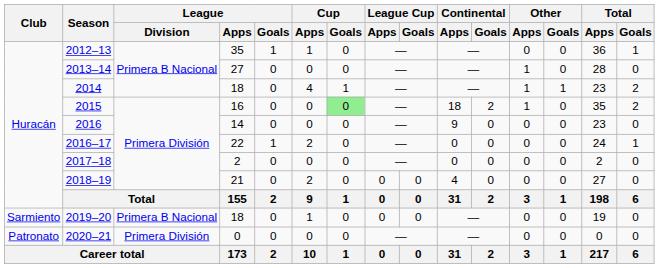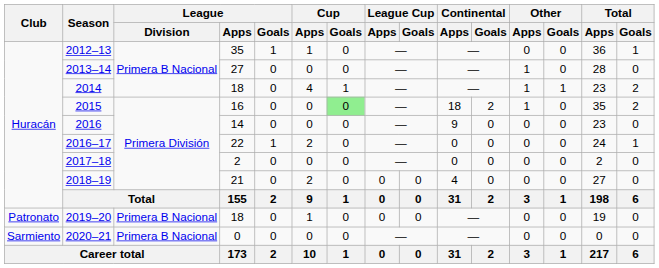(34, 217) Sarmiento -> (34, 217) Patronato
(34, 236) Patronato -> (34, 236) Sarmiento
(167, 236) Primera División -> (167, 236) Primera B Nacional
